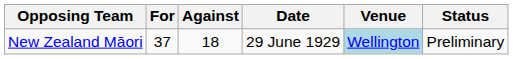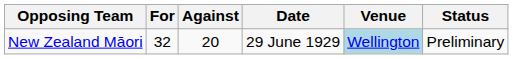(162, 41) 37 -> (162, 41) 32
(210, 41) 18 -> (210, 41) 20
